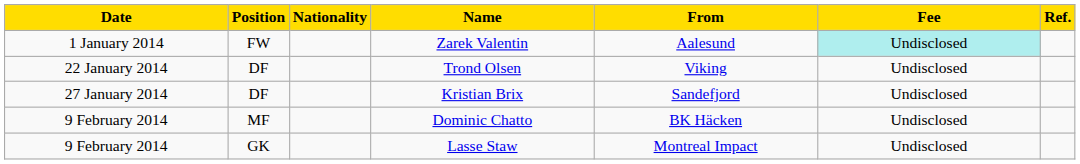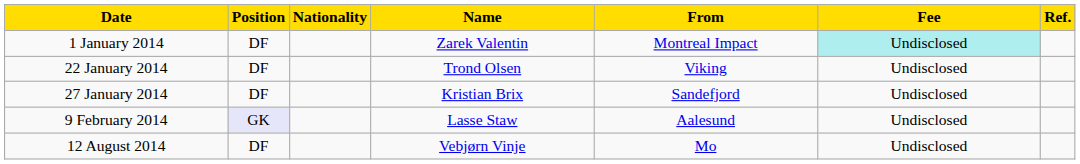(258, 43) FW -> (258, 43) DF
(706, 43) Aalesund -> (706, 43) Montreal Impact
- row: (482, 120)
(258, 145) no background -> (258, 120) lavender background
(706, 145) Montreal Impact -> (706, 120) Aalesund
+ row: (482, 145)
